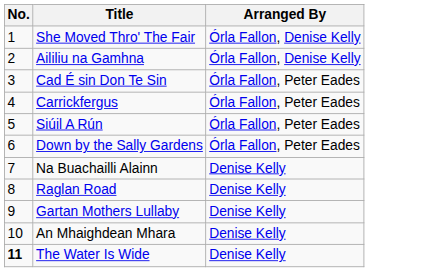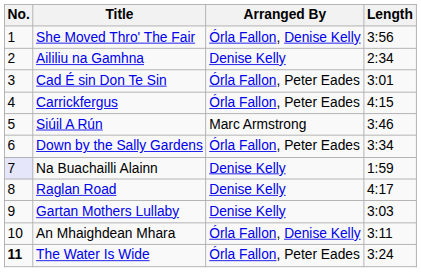+ column: (390, 15)
(285, 59) Órla Fallon, Denise Kelly -> (247, 59) Denise Kelly
(285, 124) Órla Fallon, Peter Eades -> (258, 124) Marc Armstrong
(11, 168) no background -> (11, 168) lavender background
(247, 233) Denise Kelly -> (285, 233) Órla Fallon, Denise Kelly
(247, 255) Denise Kelly -> (285, 255) Órla Fallon, Peter Eades
